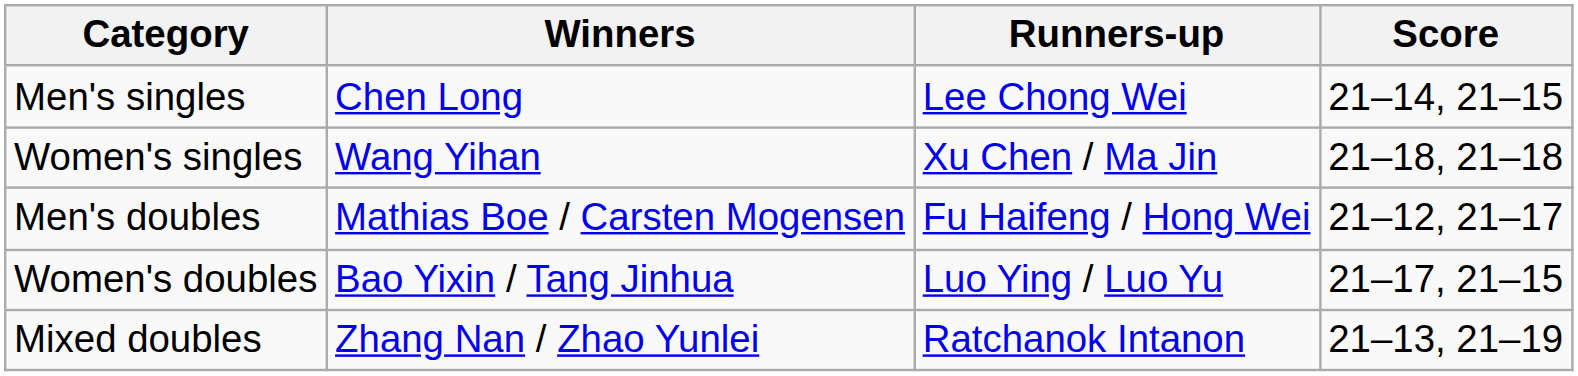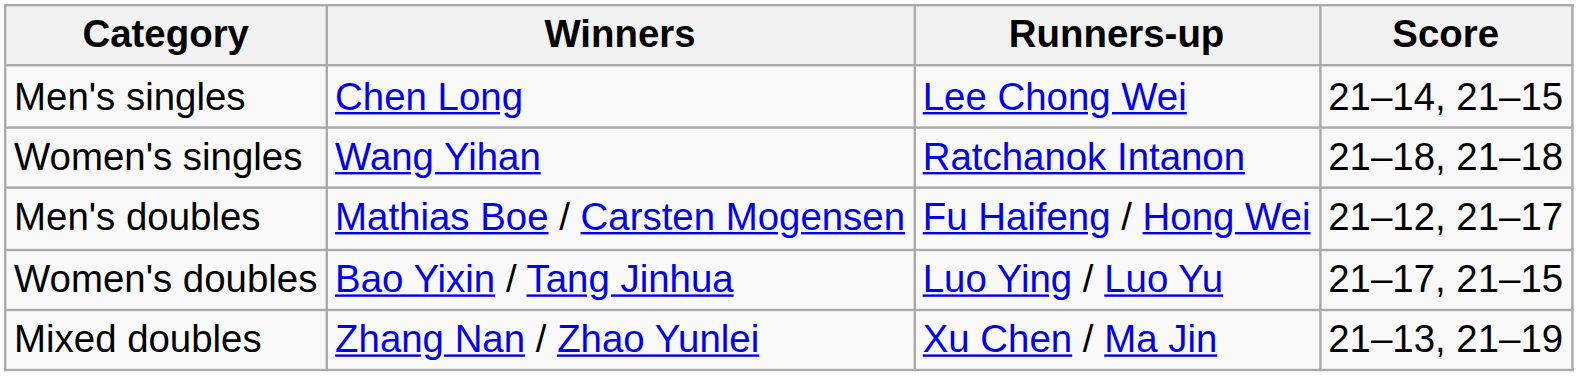(1070, 156) Xu Chen / Ma Jin -> (1084, 156) Ratchanok Intanon
(1084, 339) Ratchanok Intanon -> (1070, 339) Xu Chen / Ma Jin
